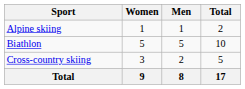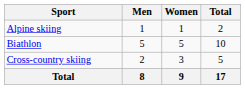columns swapped: (181, 12) <-> (142, 12)
